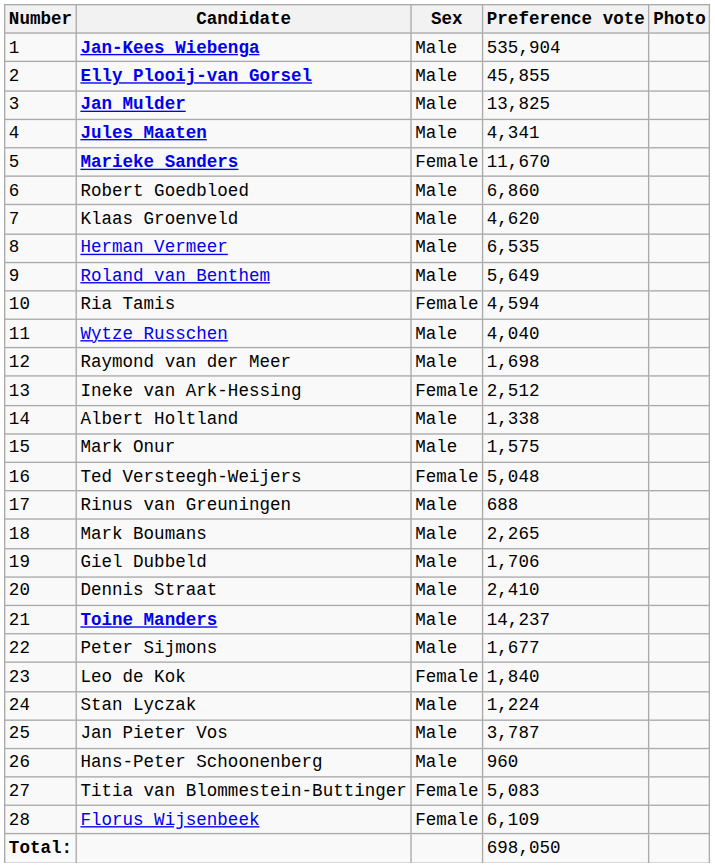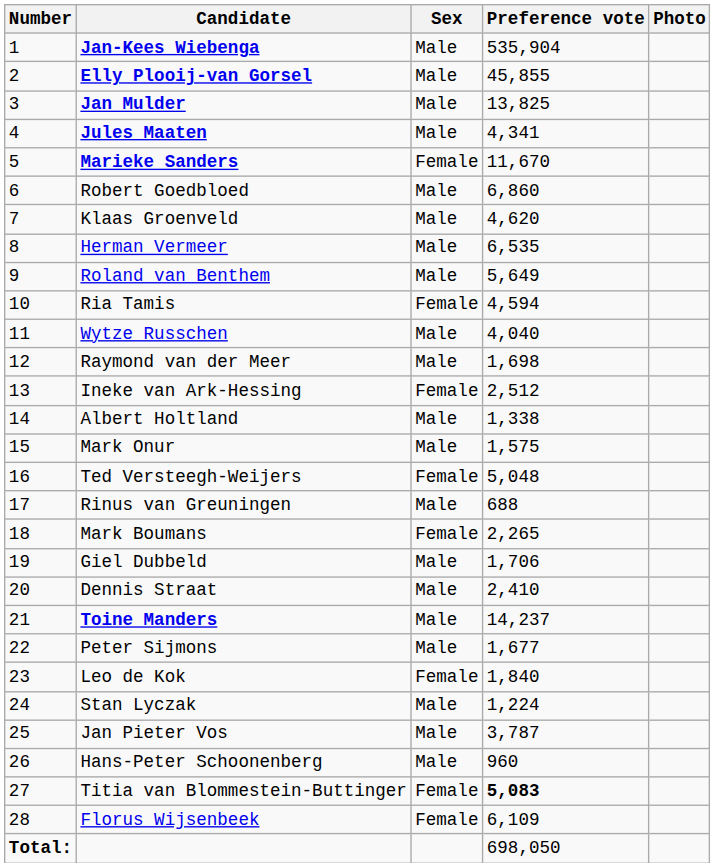(436, 534) Male -> (447, 534) Female
(513, 791) normal -> (513, 791) bold
